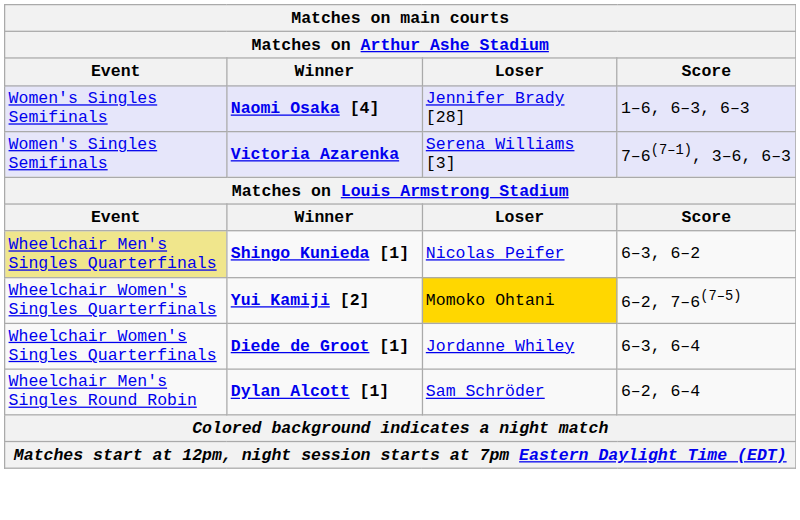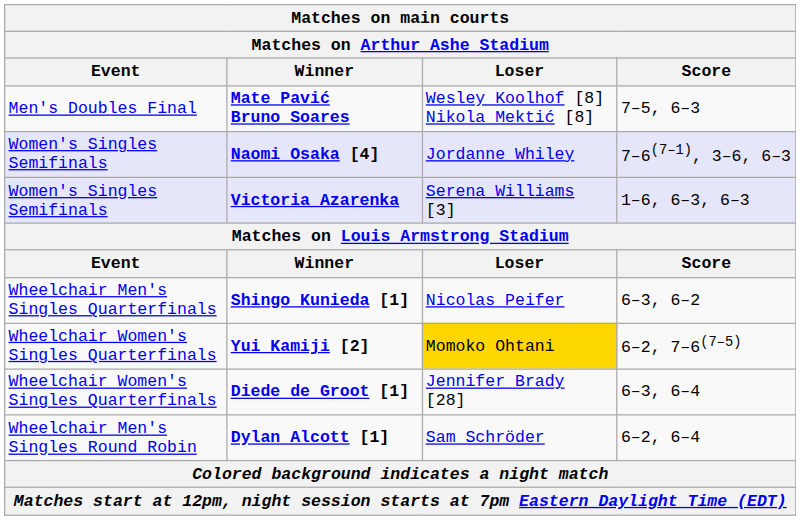+ row: (290, 108)
(495, 108) Jennifer Brady [28] -> (500, 154) Jordanne Whiley
(685, 108) 1–6, 6–3, 6–3 -> (706, 154) 7–6(7–1), 3–6, 6–3
(706, 154) 7–6(7–1), 3–6, 6–3 -> (685, 200) 1–6, 6–3, 6–3
(113, 254) khaki background -> (113, 300) no background
(500, 346) Jordanne Whiley -> (495, 392) Jennifer Brady [28]
